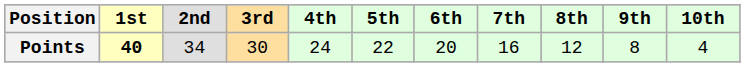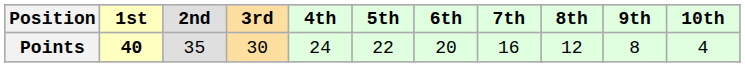(194, 47) 34 -> (194, 47) 35
